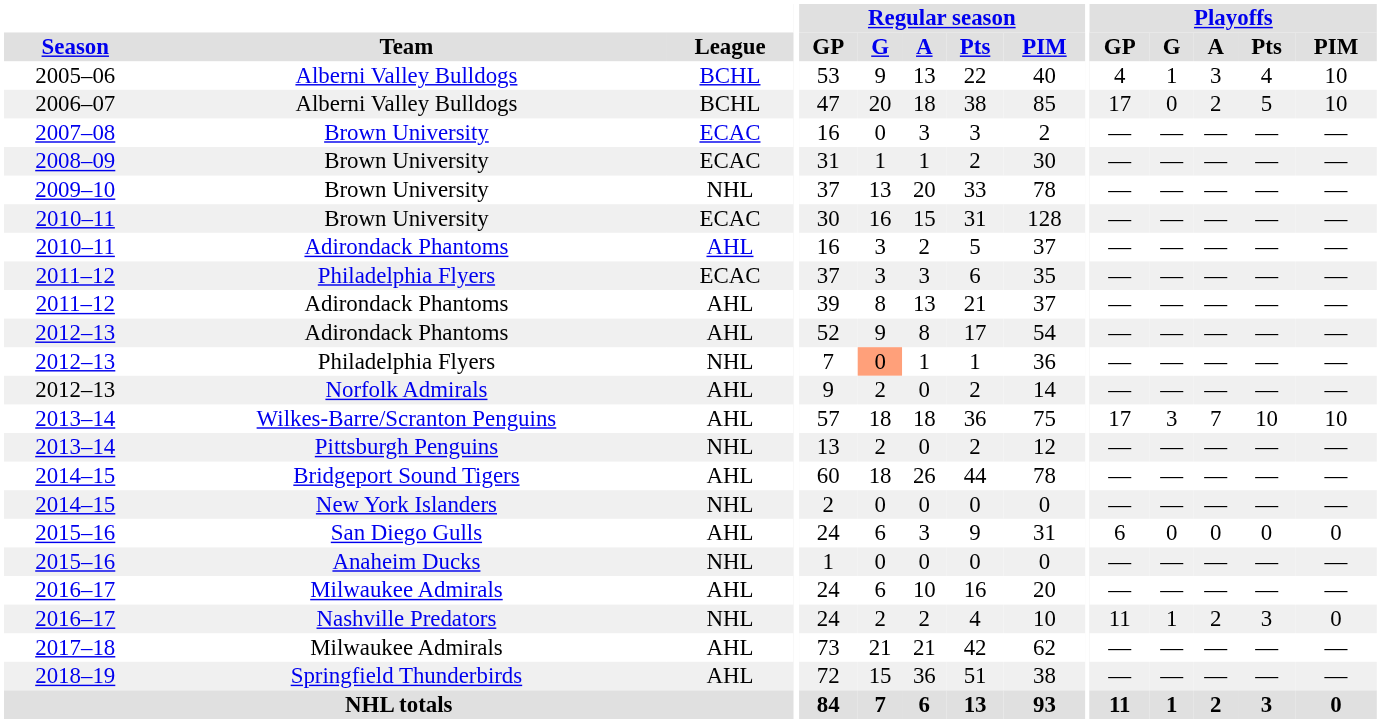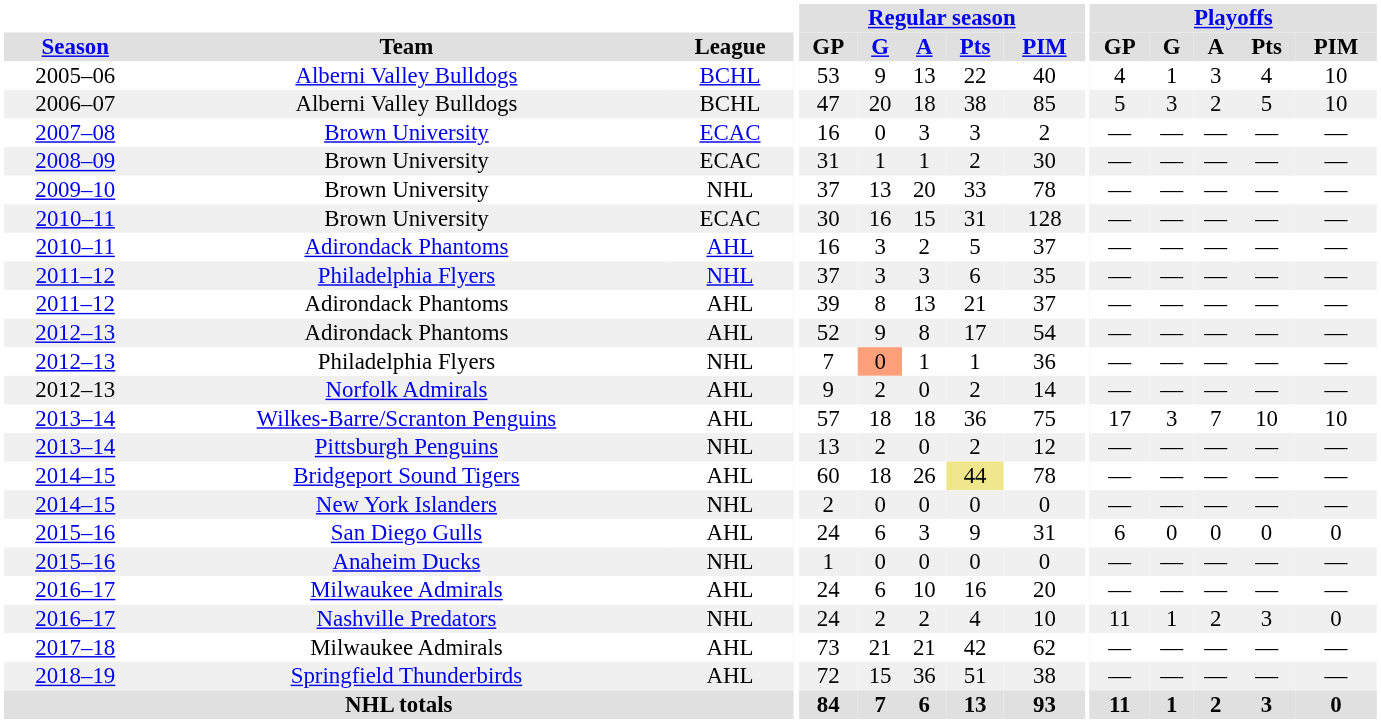(1120, 103) 17 -> (1120, 103) 5
(1172, 103) 0 -> (1172, 103) 3
(730, 275) ECAC -> (730, 275) NHL
(975, 475) no background -> (975, 475) khaki background
